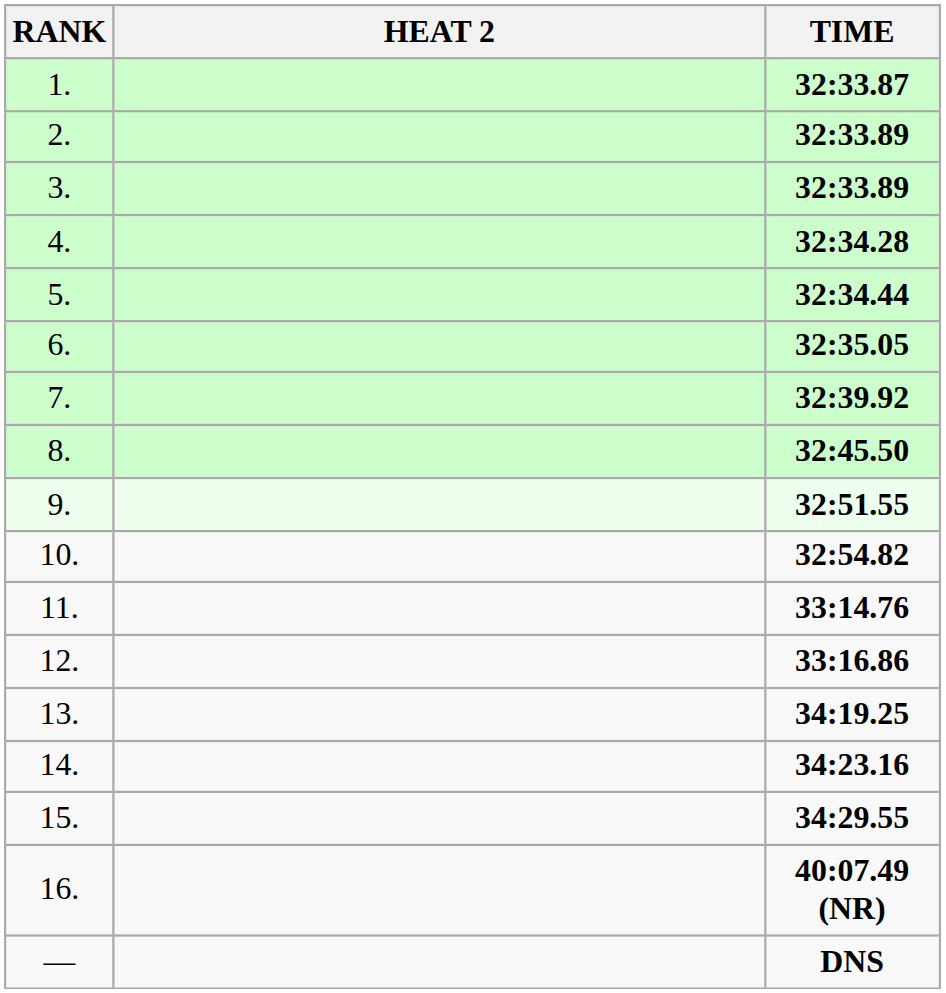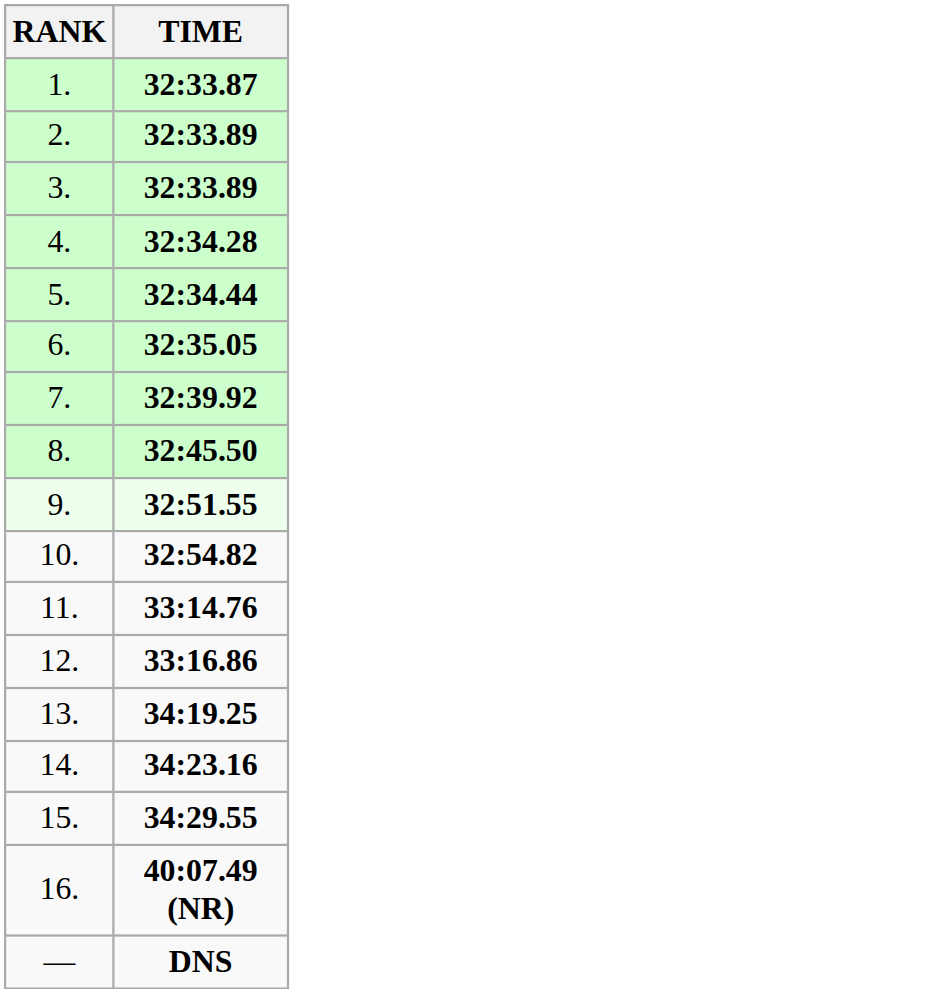- column: (439, 31)
